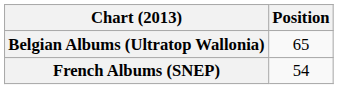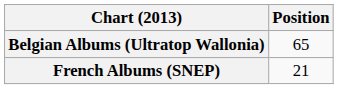(301, 70) 54 -> (301, 70) 21
